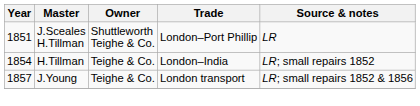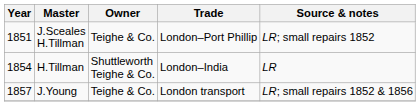(123, 37) Shuttleworth Teighe & Co. -> (123, 37) Teighe & Co.
(269, 37) LR -> (318, 37) LR; small repairs 1852
(123, 61) Teighe & Co. -> (123, 67) Shuttleworth Teighe & Co.
(318, 61) LR; small repairs 1852 -> (269, 67) LR
